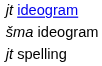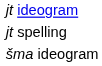rows swapped: (36, 54) <-> (52, 32)
